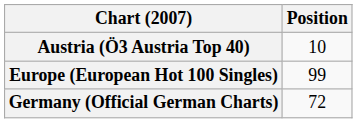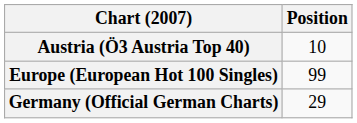(317, 103) 72 -> (317, 103) 29
